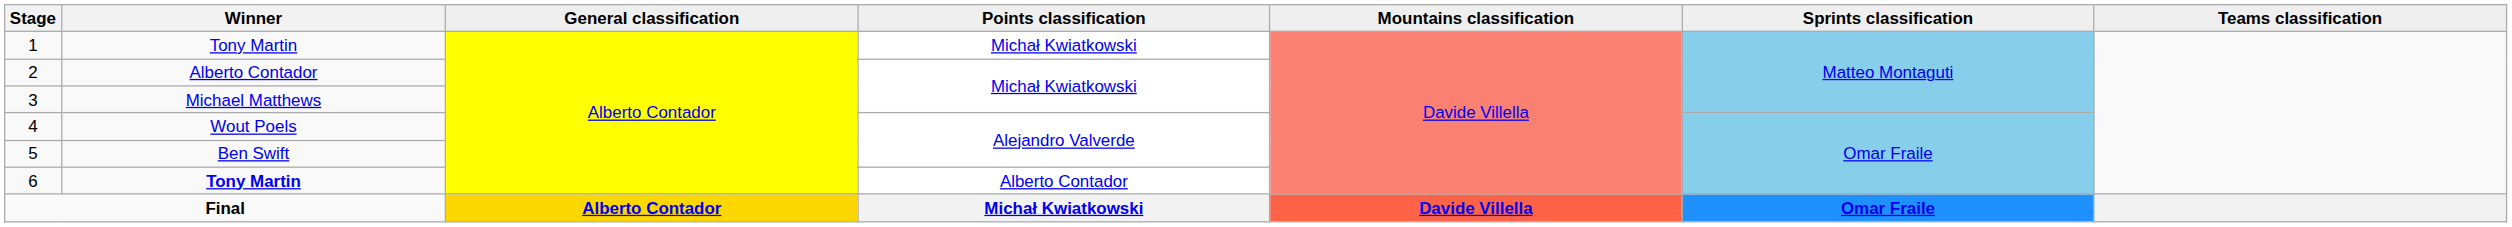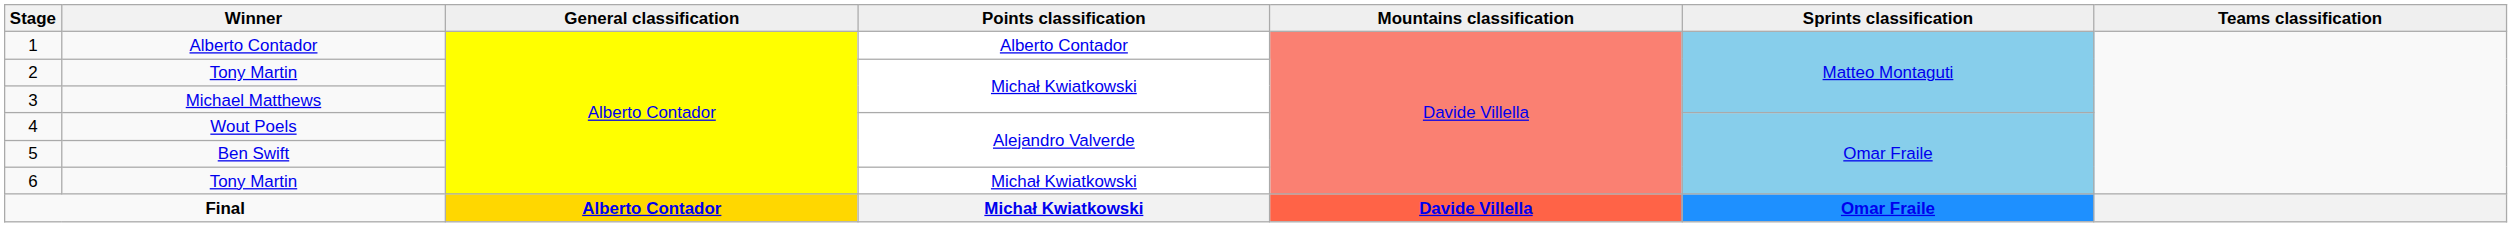(253, 46) Tony Martin -> (253, 46) Alberto Contador
(1064, 46) Michał Kwiatkowski -> (1064, 46) Alberto Contador
(253, 73) Alberto Contador -> (253, 73) Tony Martin
(253, 181) bold -> (253, 181) normal
(1064, 181) Alberto Contador -> (1064, 181) Michał Kwiatkowski
